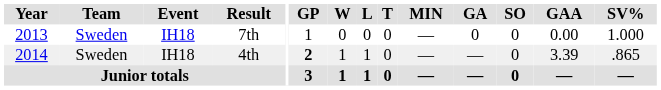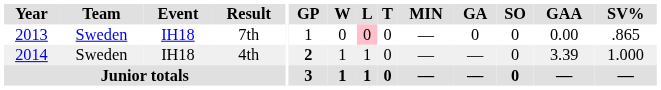(367, 34) no background -> (367, 34) pink background
(626, 34) 1.000 -> (626, 34) .865
(626, 54) .865 -> (626, 54) 1.000
